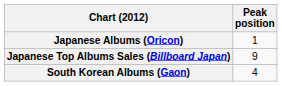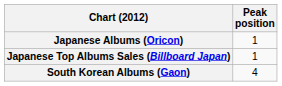(255, 56) 9 -> (255, 56) 1
